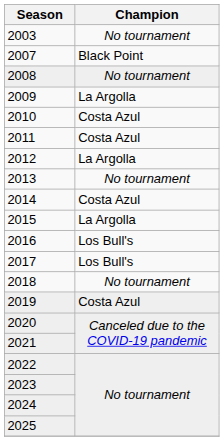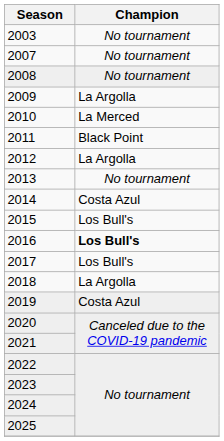(111, 55) Black Point -> (147, 55) No tournament
(109, 117) Costa Azul -> (109, 117) La Merced
(109, 138) Costa Azul -> (111, 138) Black Point
(107, 220) La Argolla -> (106, 220) Los Bull's
(106, 240) normal -> (109, 240) bold
(147, 281) No tournament -> (107, 281) La Argolla
